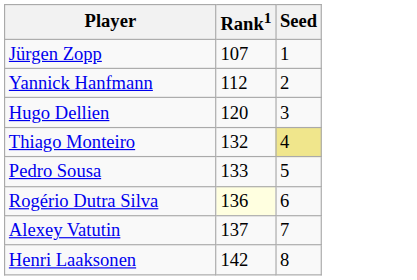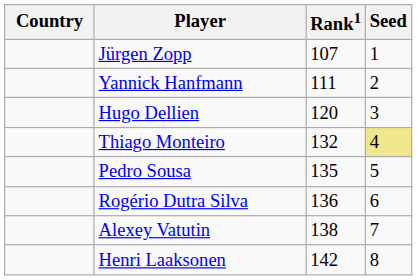+ column: (49, 21)
(234, 83) 112 -> (323, 83) 111
(234, 171) 133 -> (324, 171) 135
(234, 200) lightyellow background -> (324, 200) no background
(234, 230) 137 -> (324, 230) 138
